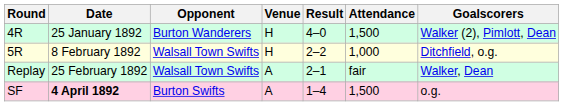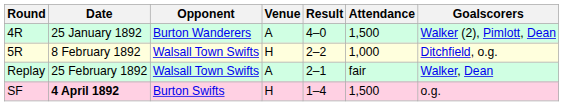(269, 33) H -> (269, 33) A
(269, 91) A -> (269, 91) H
